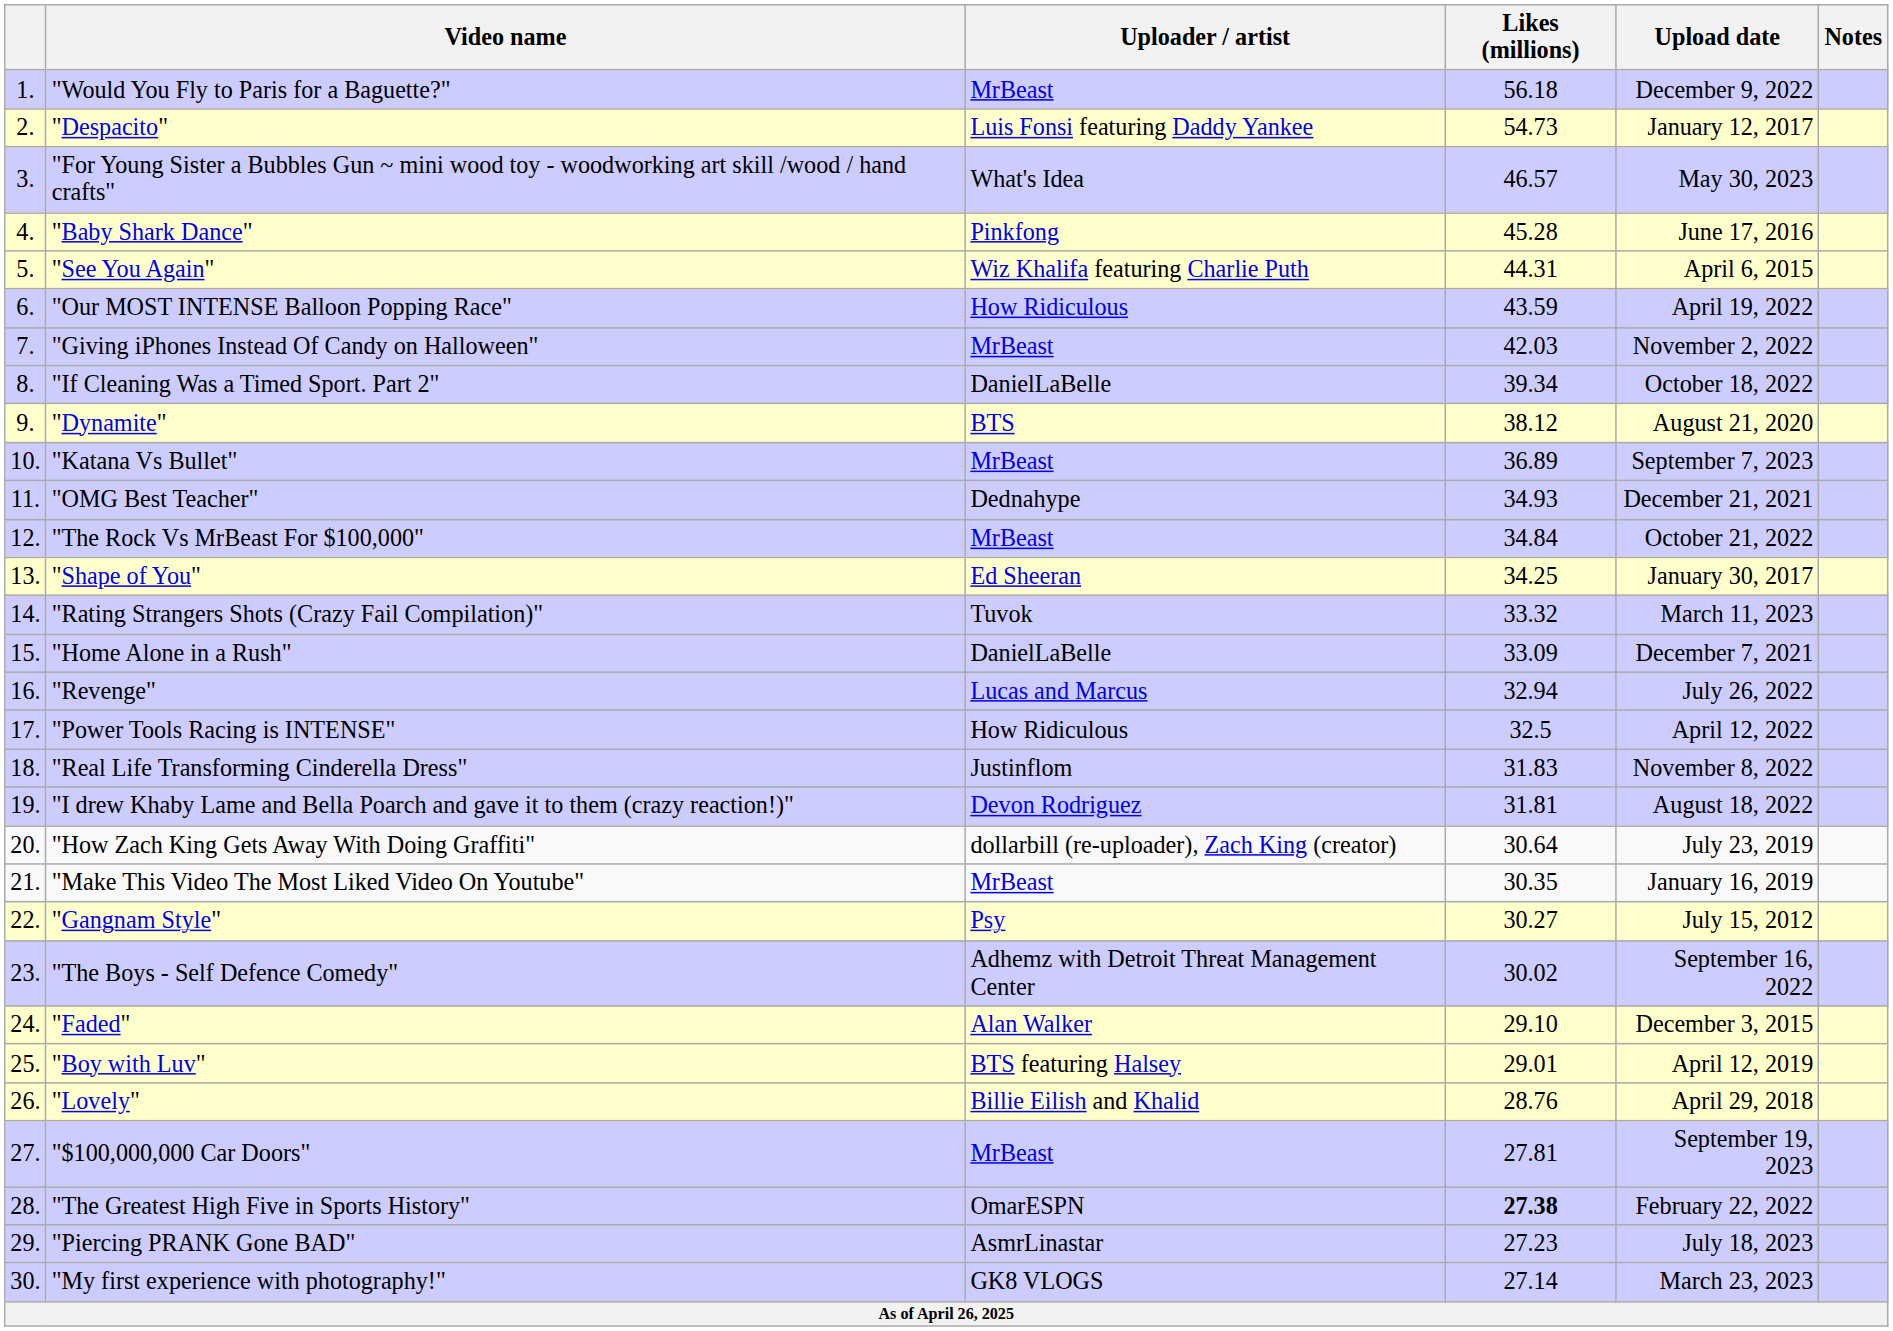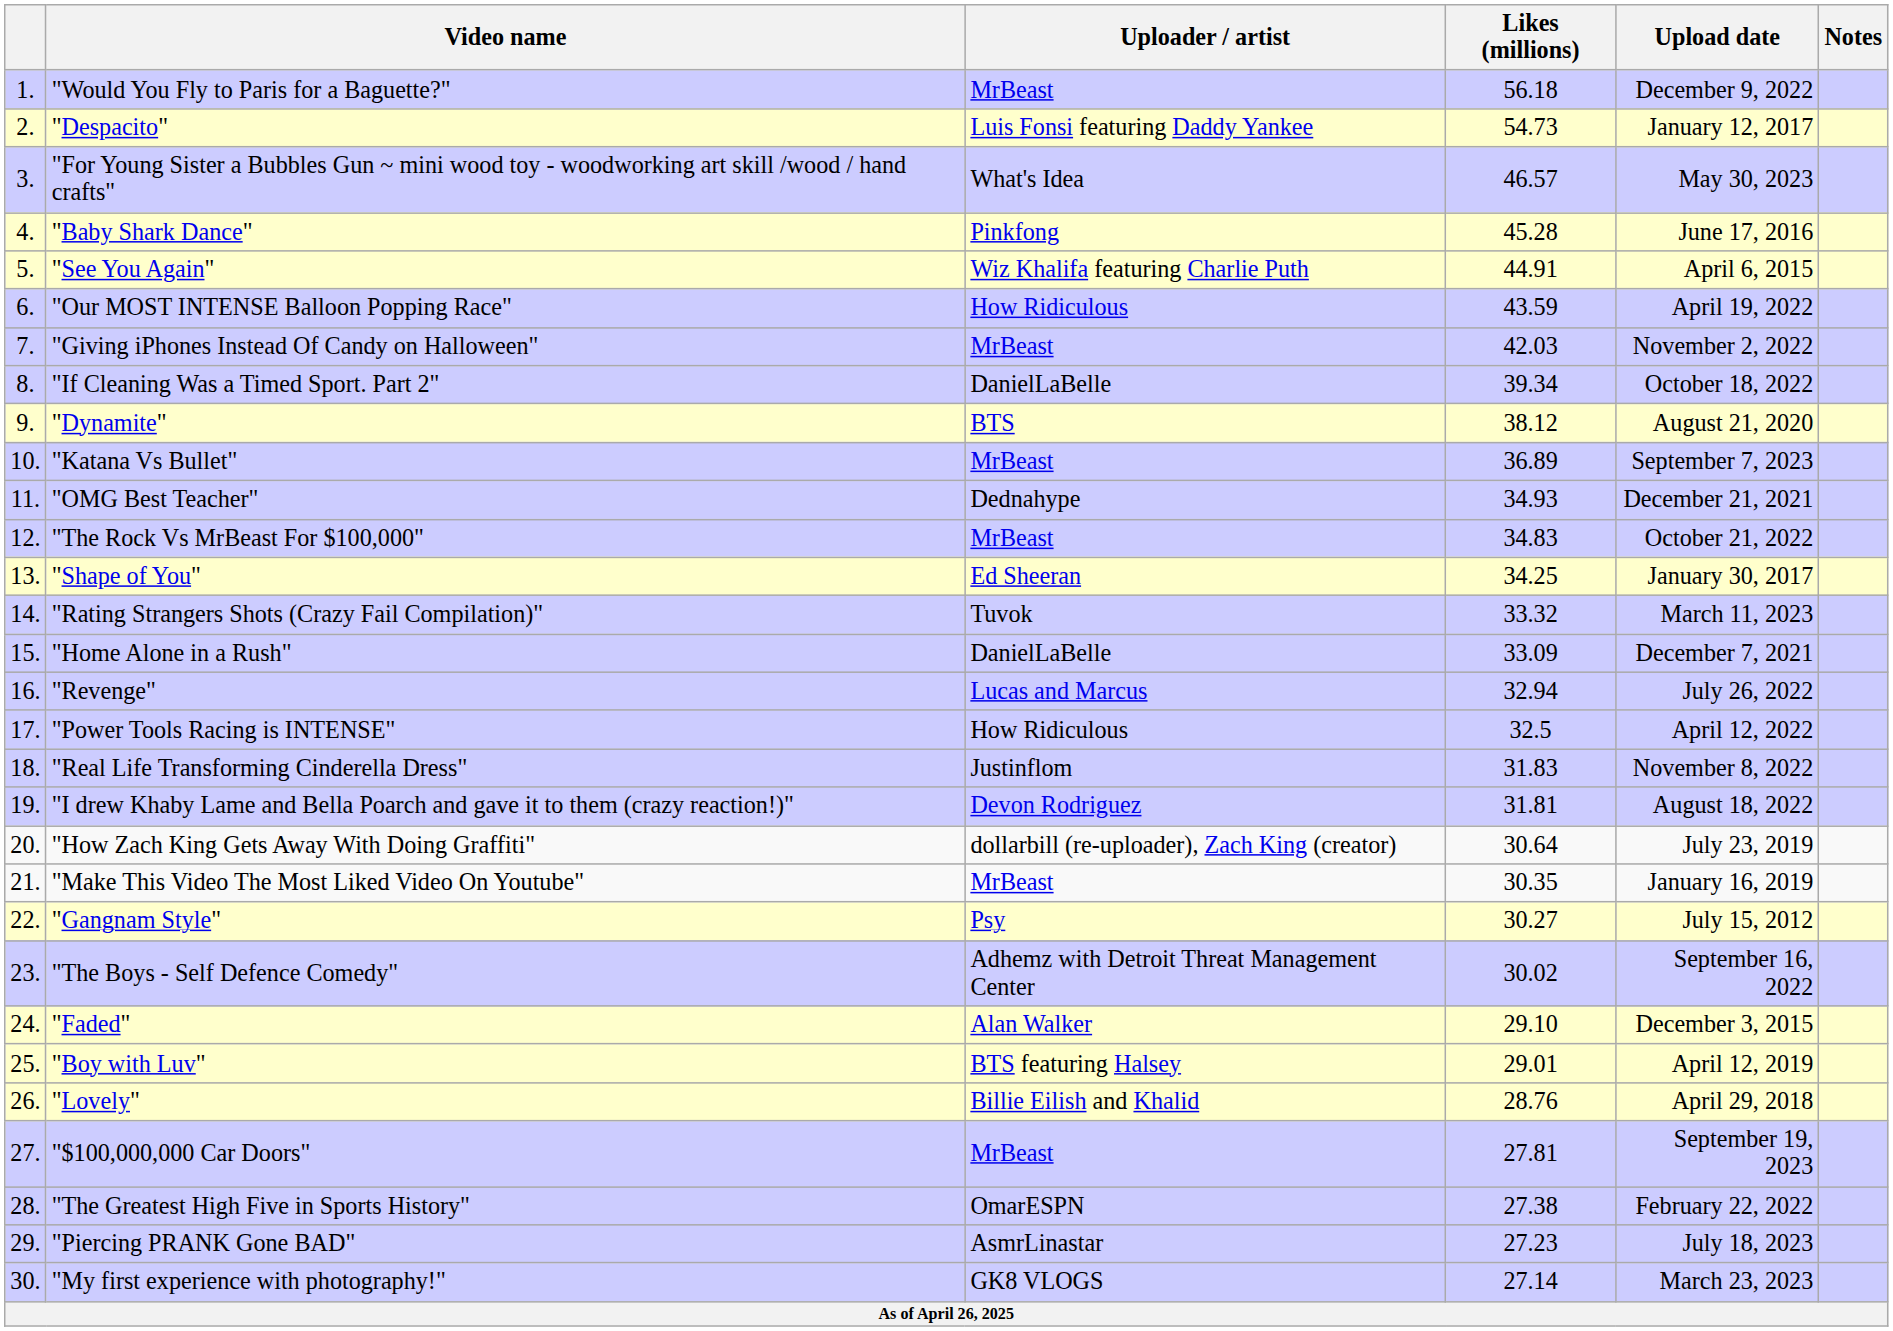(1531, 269) 44.31 -> (1531, 269) 44.91
(1531, 537) 34.84 -> (1531, 537) 34.83
(1531, 1205) bold -> (1531, 1205) normal
